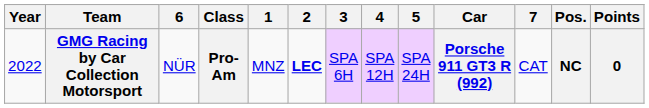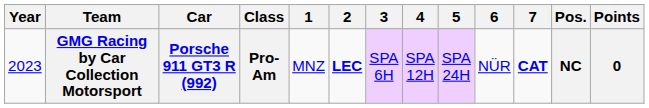columns swapped: (475, 17) <-> (179, 17)
(25, 66) 2022 -> (25, 66) 2023
(533, 66) normal -> (533, 66) bold
